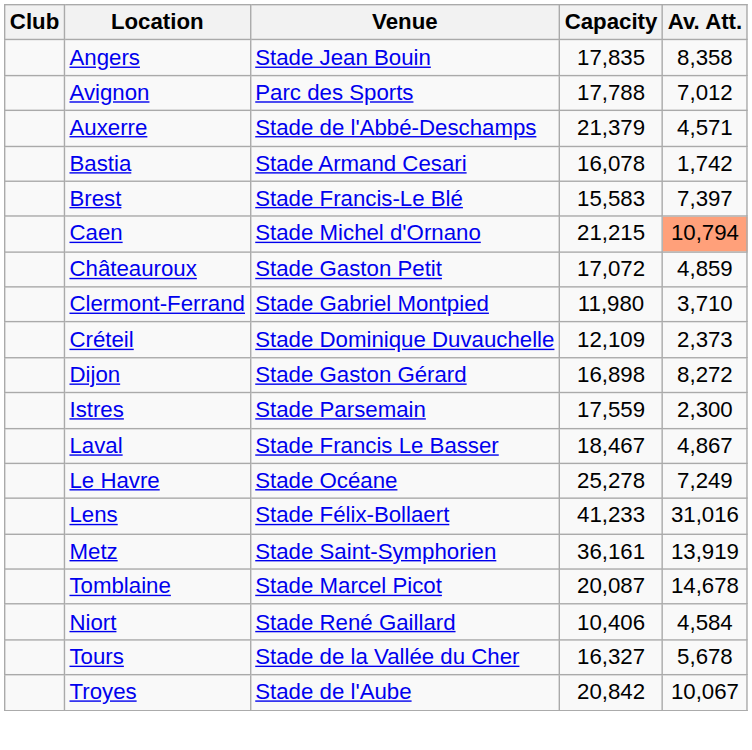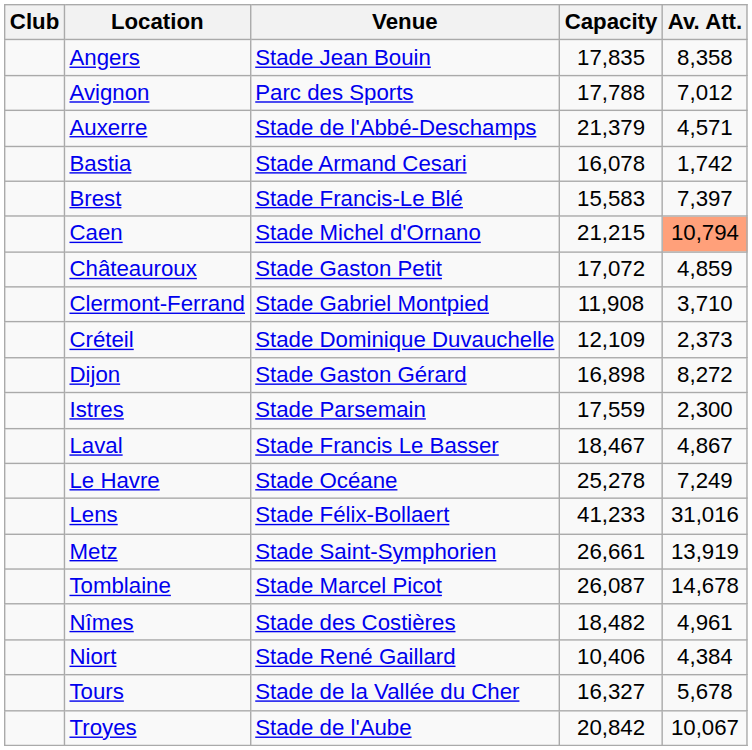(611, 304) 11,980 -> (611, 304) 11,908
(611, 551) 36,161 -> (611, 551) 26,661
(611, 586) 20,087 -> (611, 586) 26,087
+ row: (102, 621)
(705, 621) 4,584 -> (705, 657) 4,384
